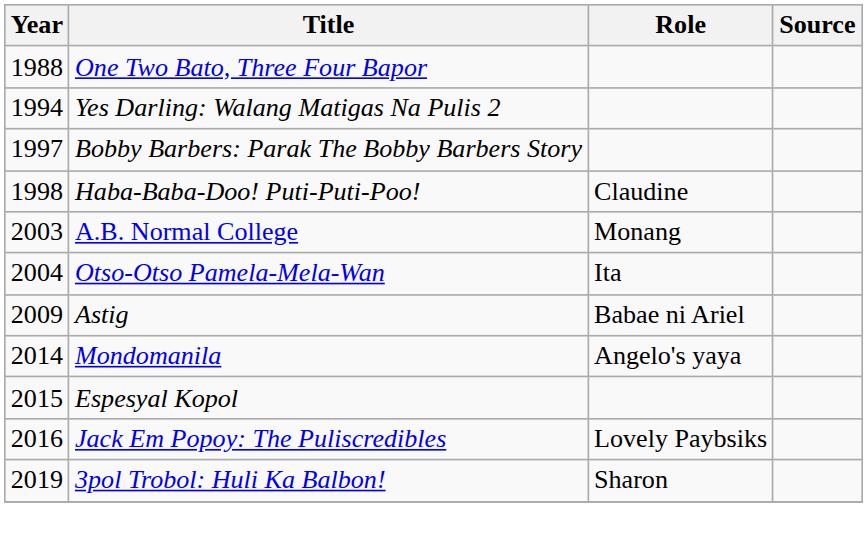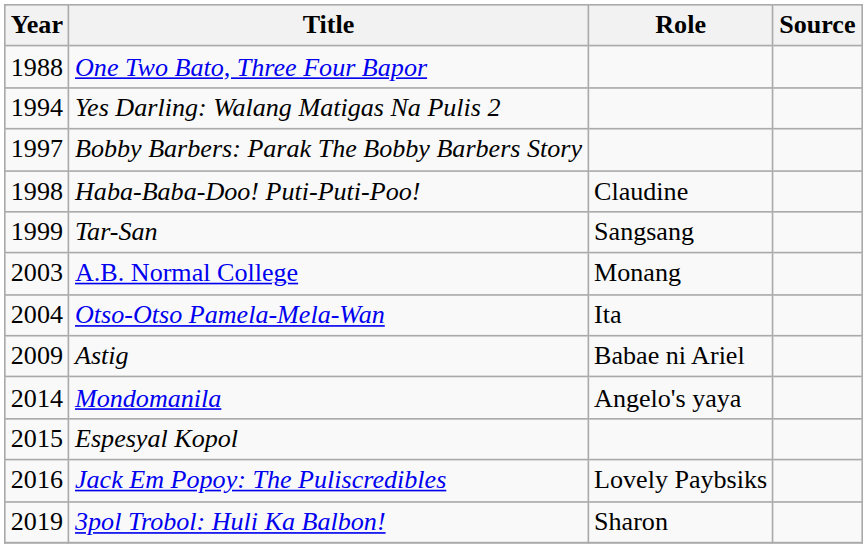+ row: (116, 231)
